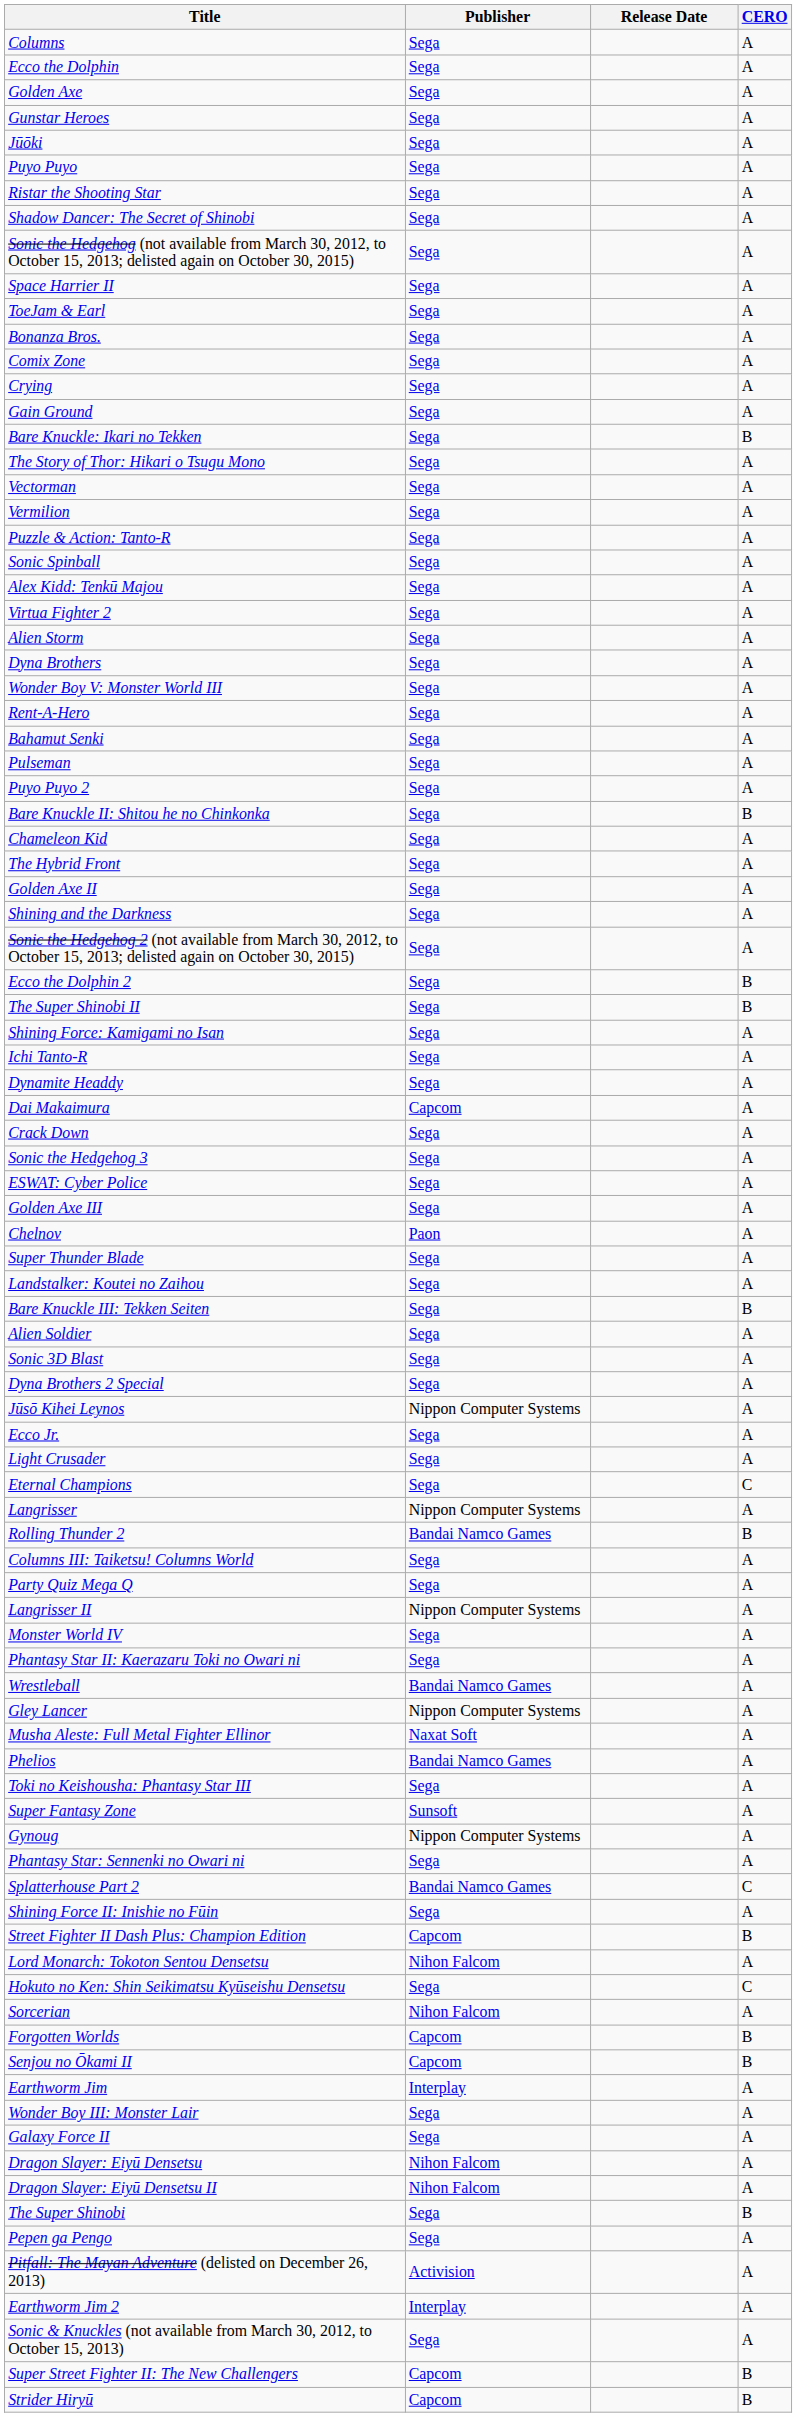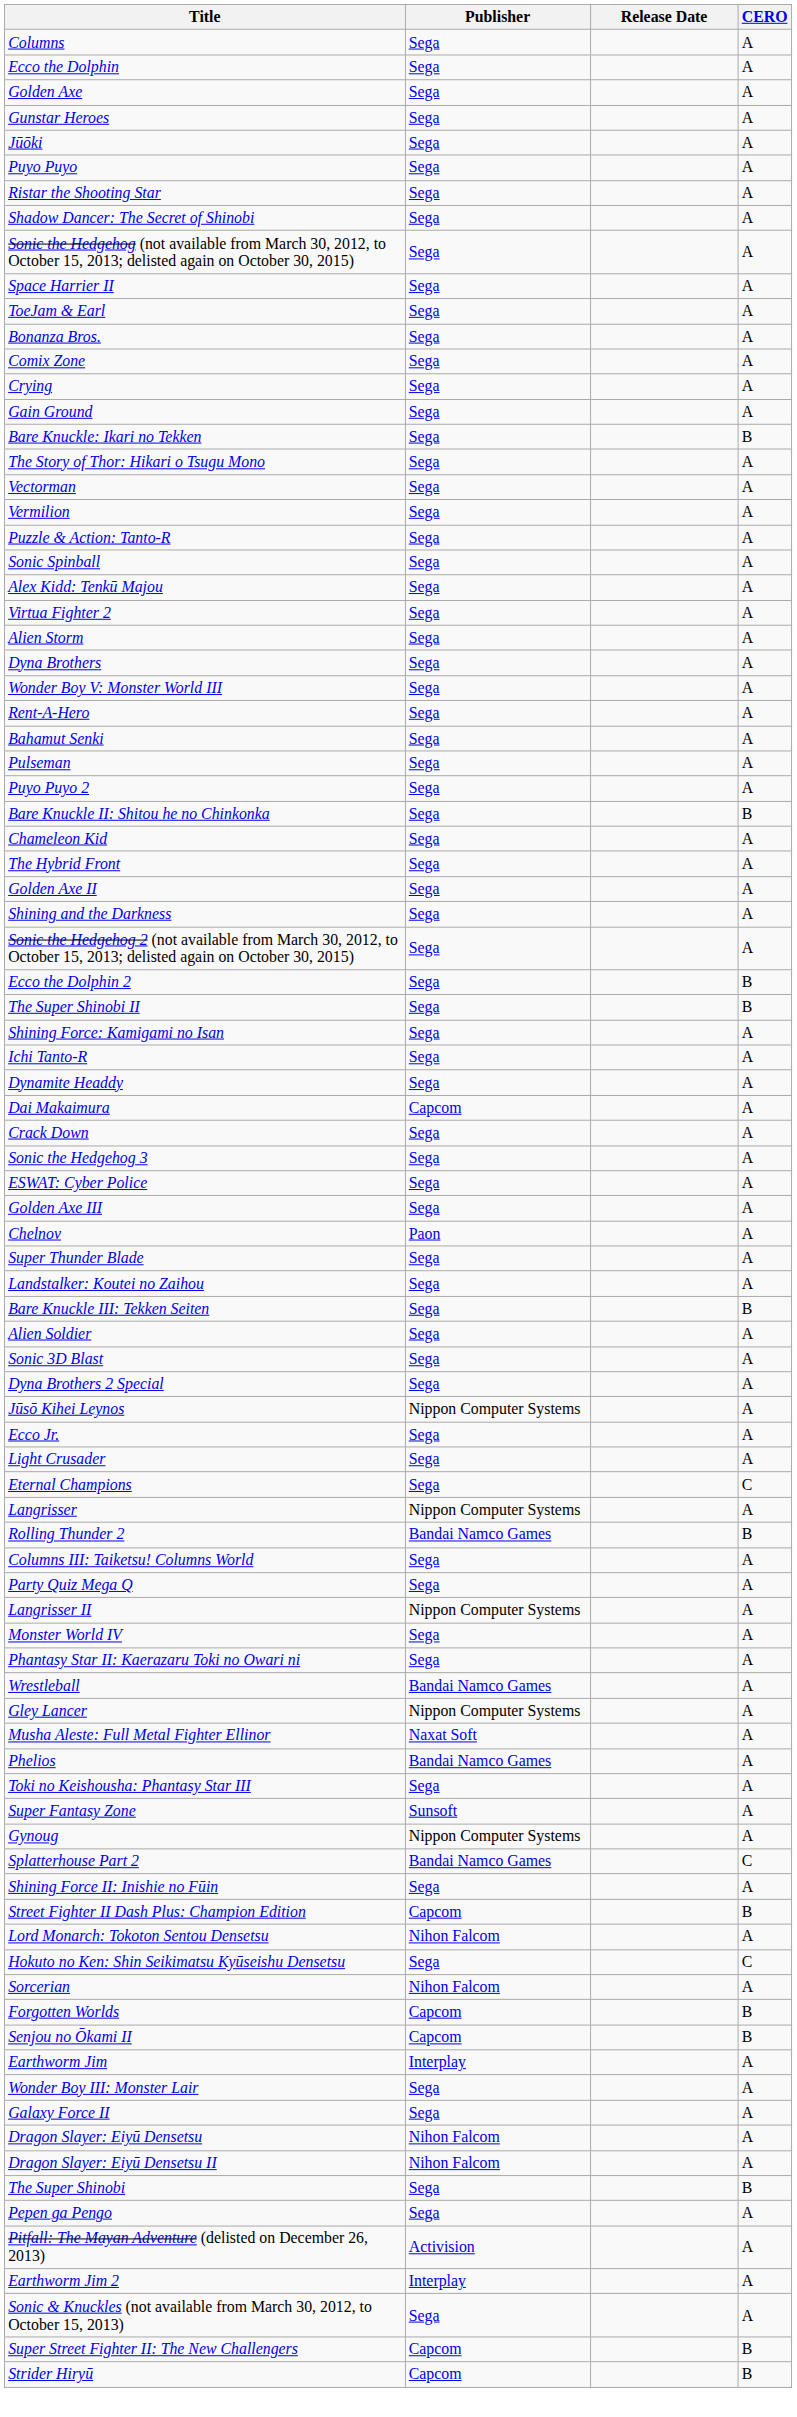- row: (126, 1861)
